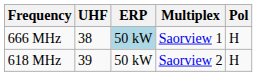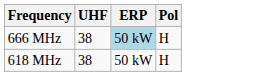- column: (191, 15)
(85, 60) 39 -> (85, 60) 38
